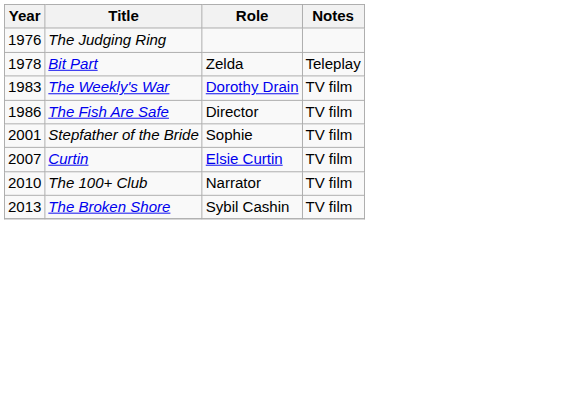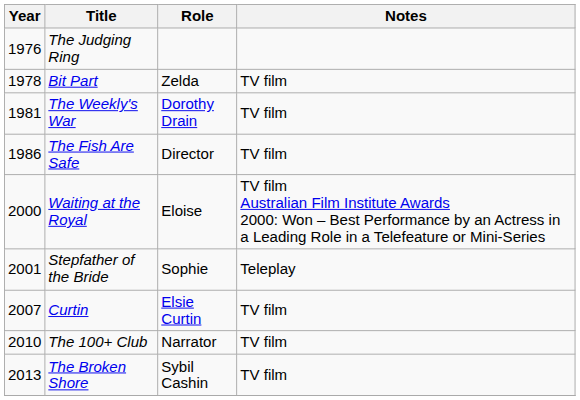(333, 64) Teleplay -> (264, 81) TV film
(25, 87) 1983 -> (25, 113) 1981
+ row: (94, 211)
(329, 135) TV film -> (268, 269) Teleplay
